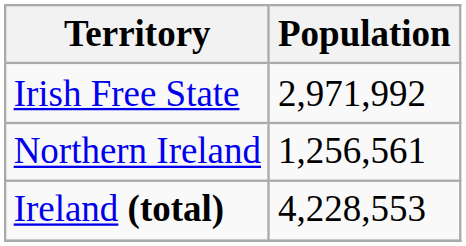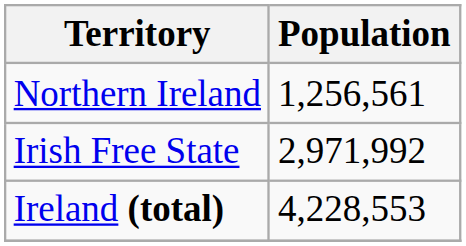rows swapped: (137, 151) <-> (127, 92)
